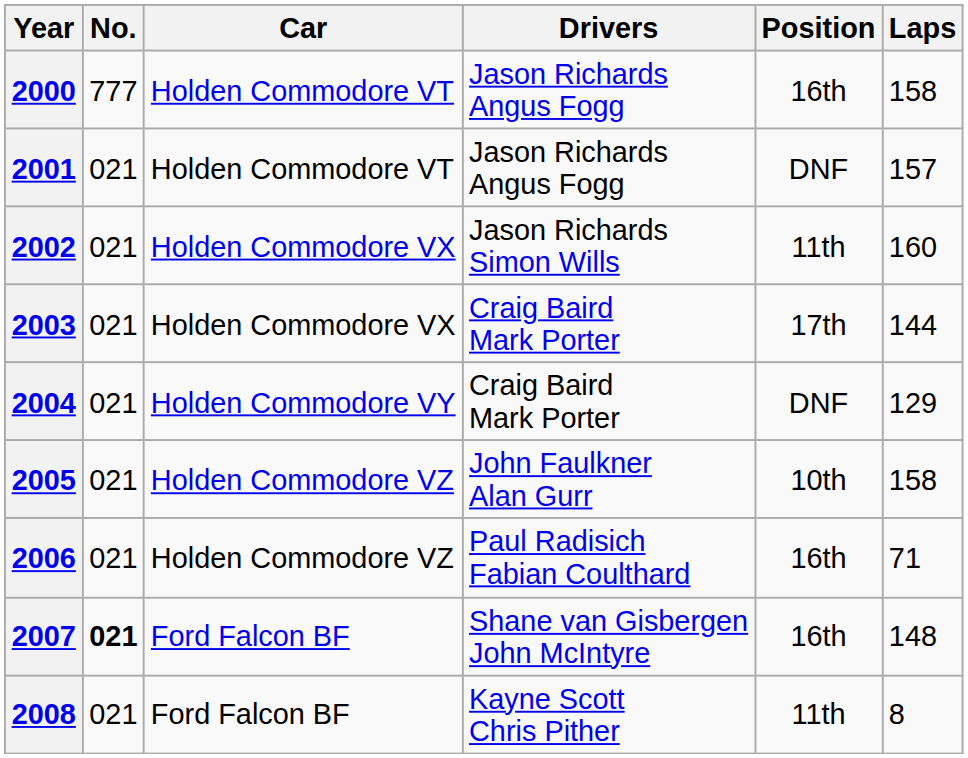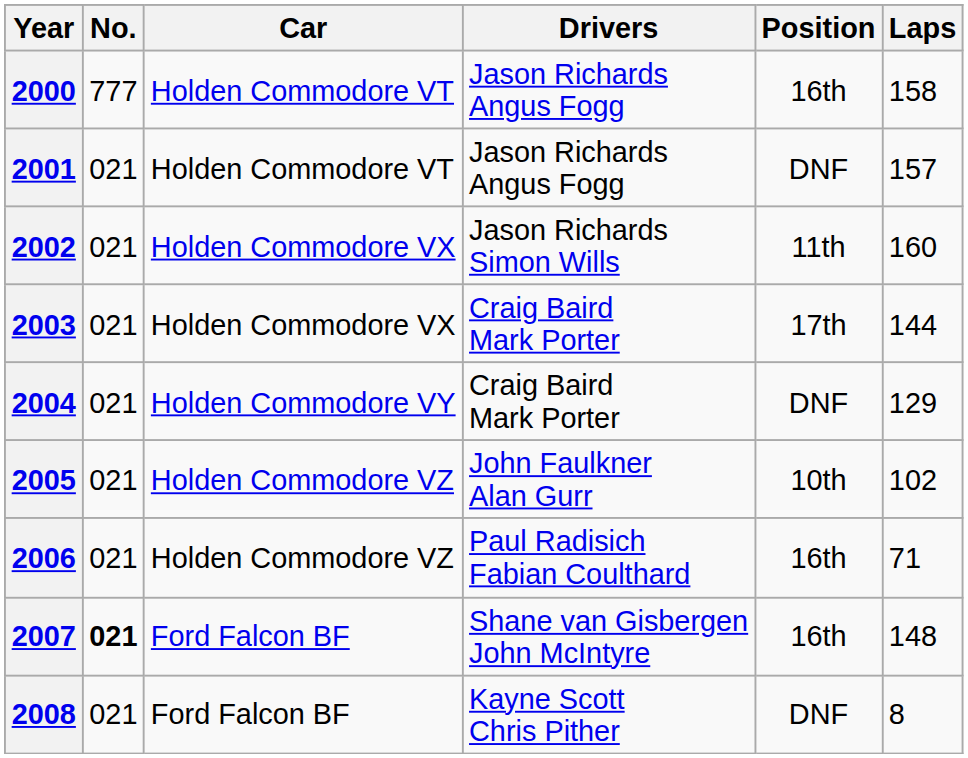(913, 480) 158 -> (913, 480) 102
(819, 714) 11th -> (819, 714) DNF
